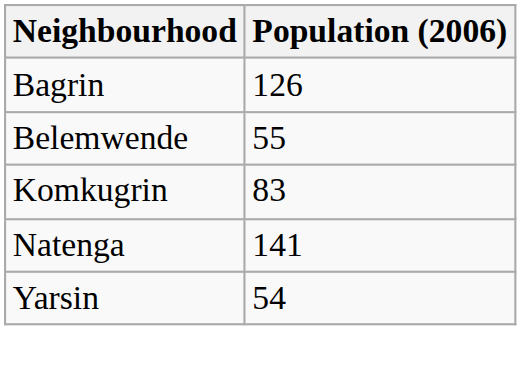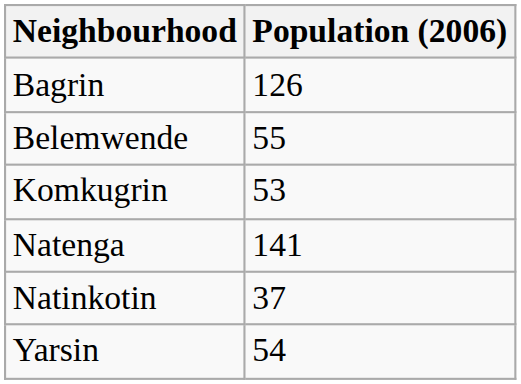(269, 191) 83 -> (269, 191) 53
+ row: (85, 297)
